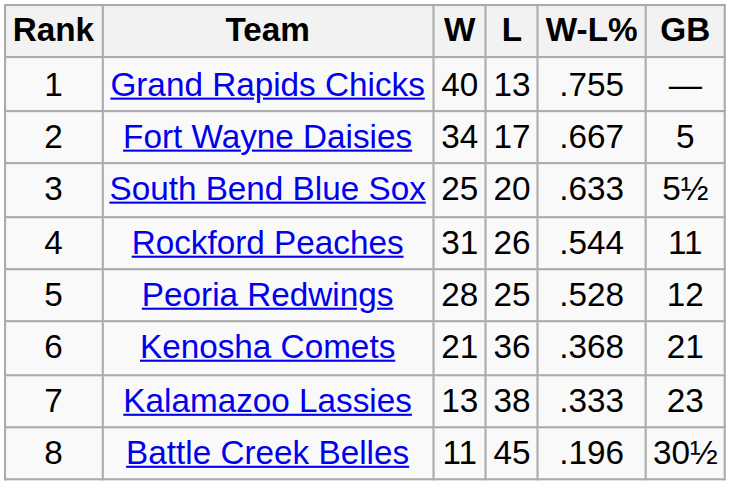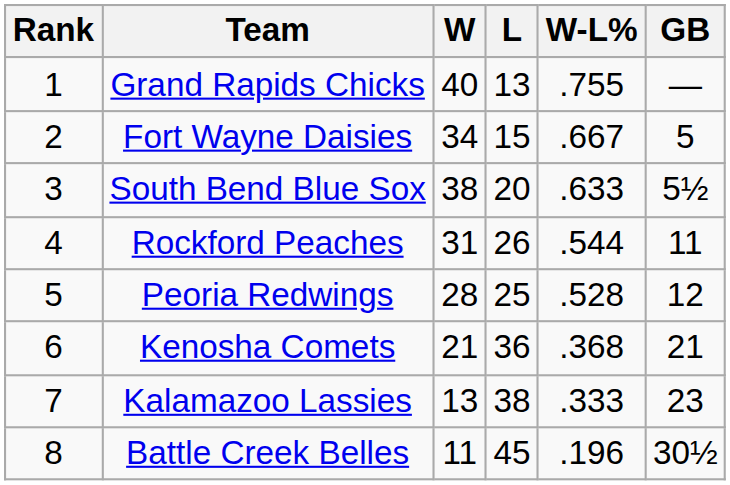(512, 136) 17 -> (512, 136) 15
(460, 189) 25 -> (460, 189) 38
